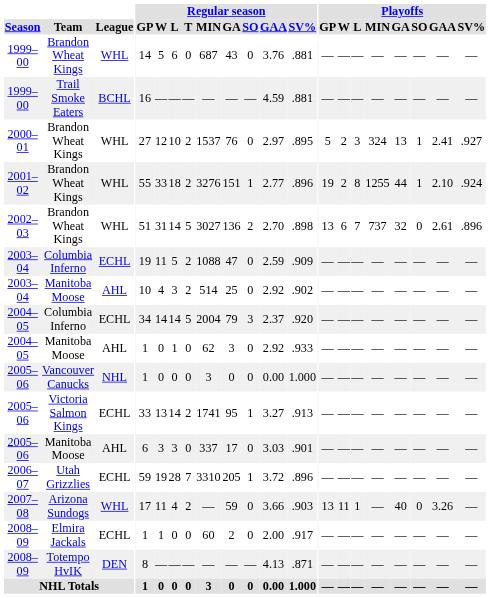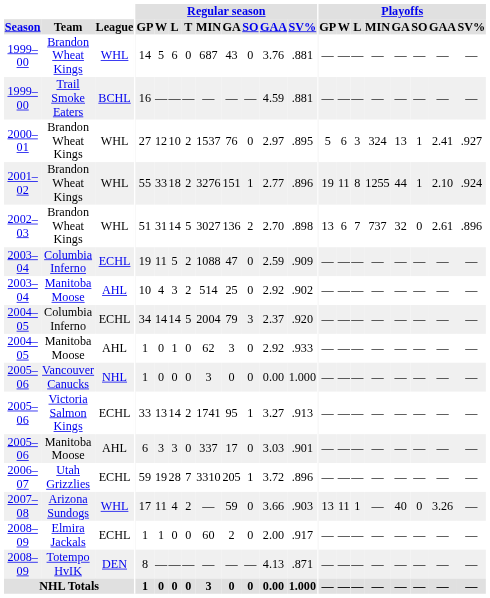(344, 140) 2 -> (344, 140) 6
(344, 183) 2 -> (344, 183) 11
